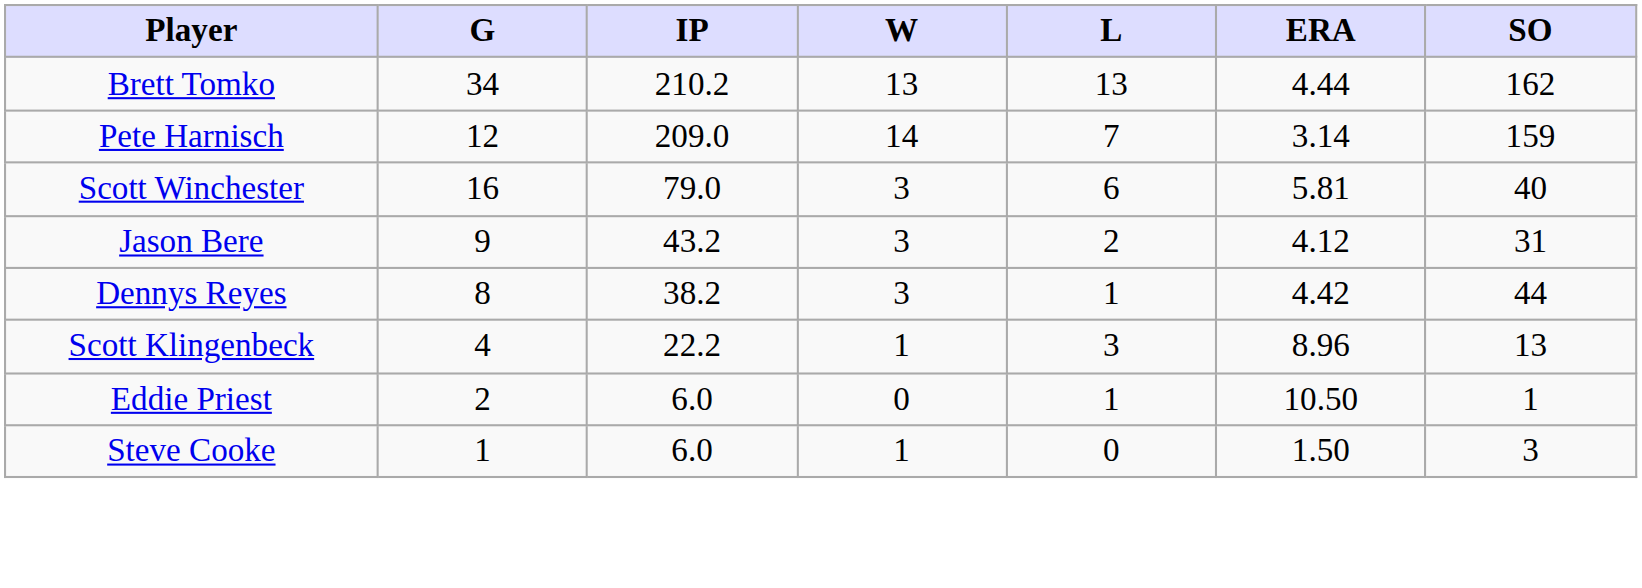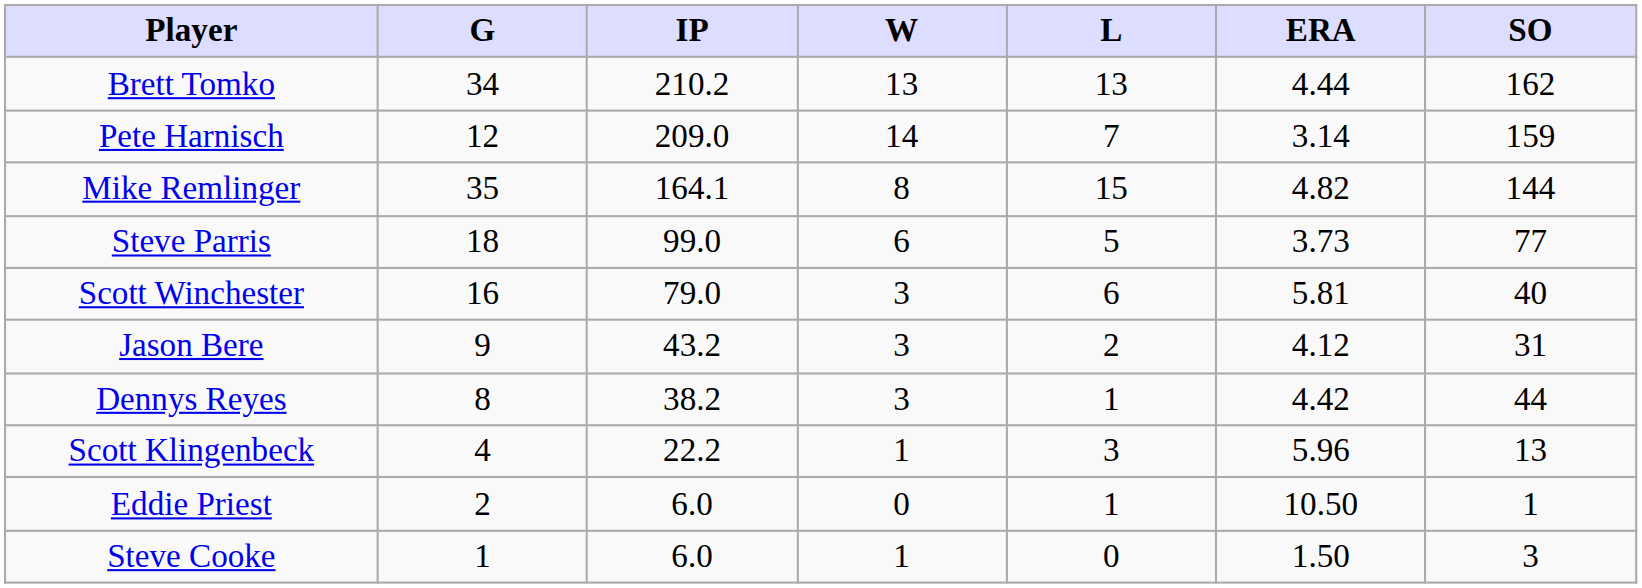+ row: (191, 188)
+ row: (191, 240)
(1321, 345) 8.96 -> (1321, 450) 5.96
